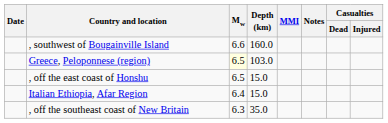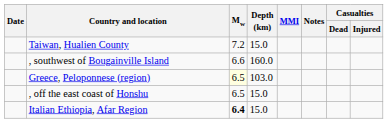+ row: (79, 45)
(238, 93) normal -> (238, 110) bold
- row: (109, 110)
